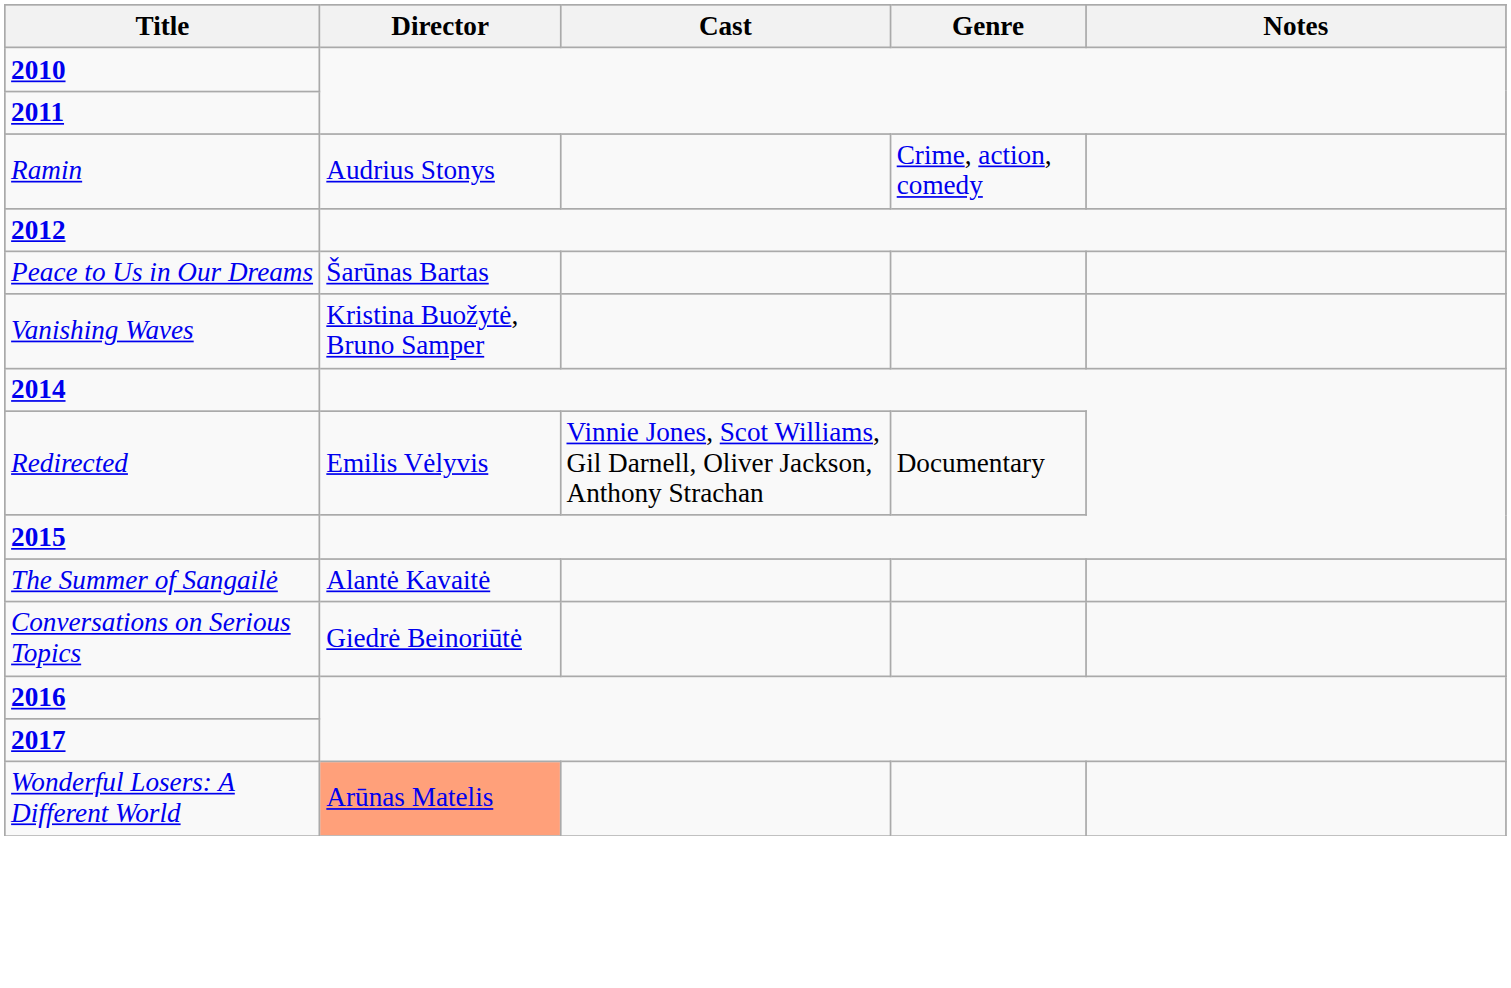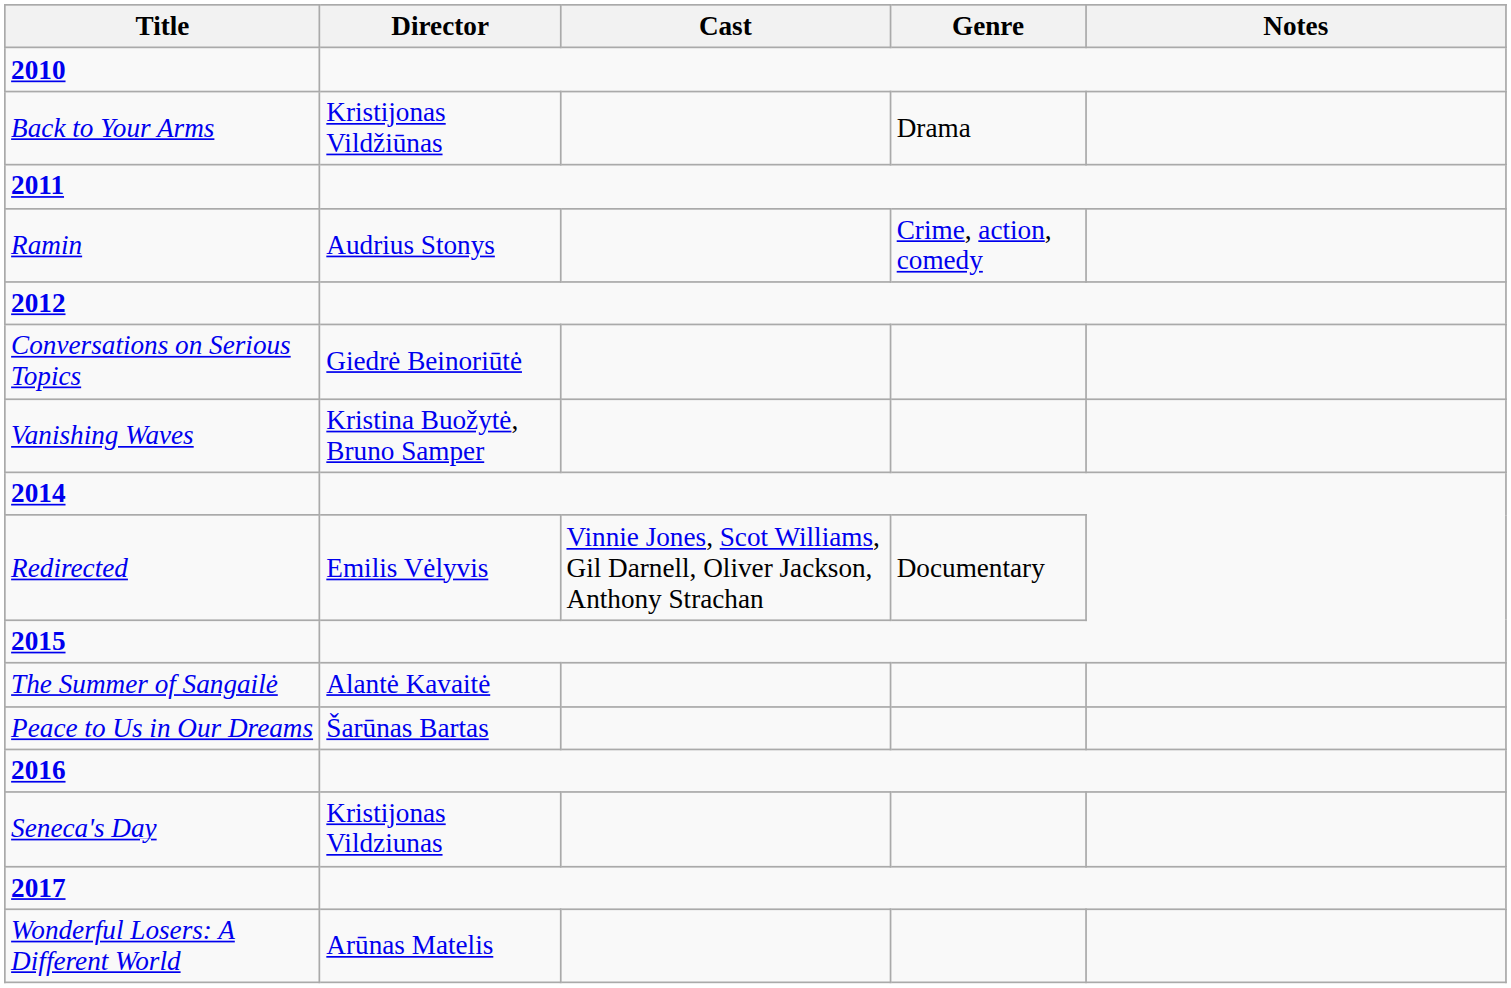+ row: (113, 127)
rows swapped: (151, 638) <-> (162, 272)
+ row: (84, 828)
(410, 798) lightsalmon background -> (410, 945) no background
